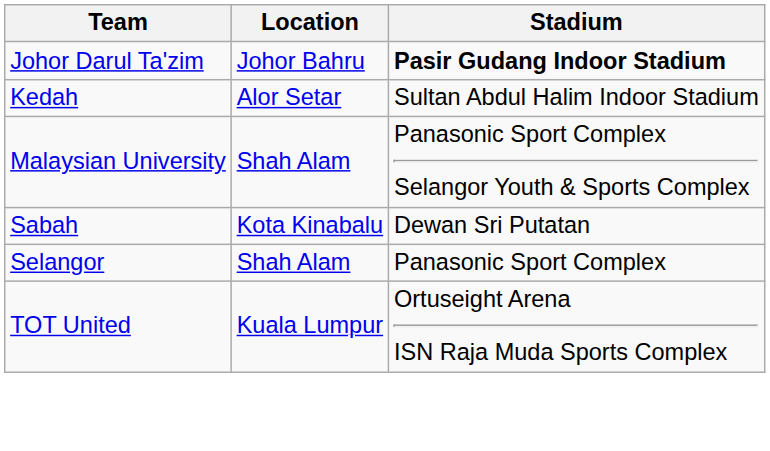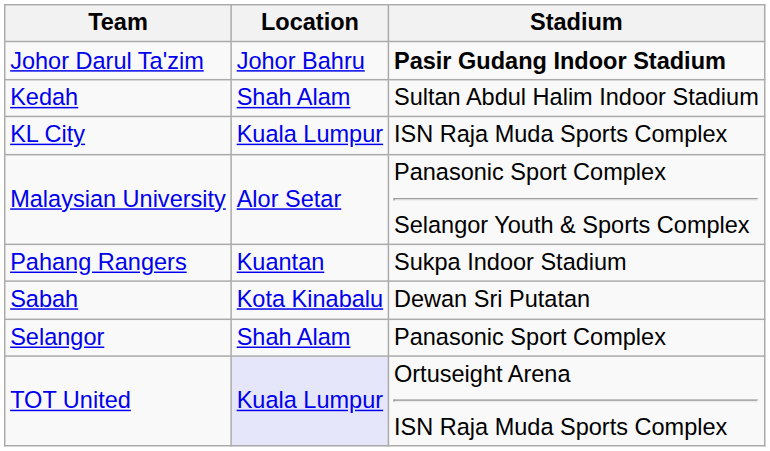(289, 97) Alor Setar -> (294, 97) Shah Alam
+ row: (48, 135)
(294, 161) Shah Alam -> (289, 198) Alor Setar
+ row: (98, 262)
(310, 326) no background -> (310, 400) lavender background
